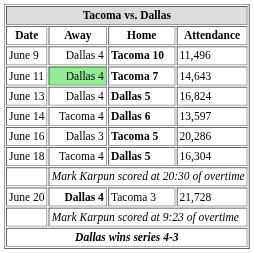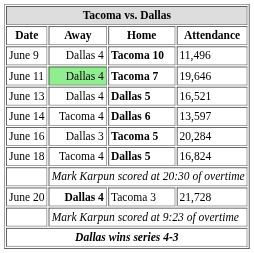(195, 76) 14,643 -> (195, 76) 19,646
(195, 96) 16,824 -> (195, 96) 16,521
(195, 136) 20,286 -> (195, 136) 20,284
(195, 156) 16,304 -> (195, 156) 16,824
